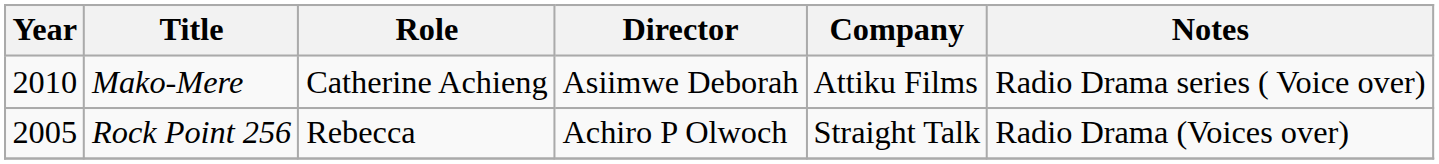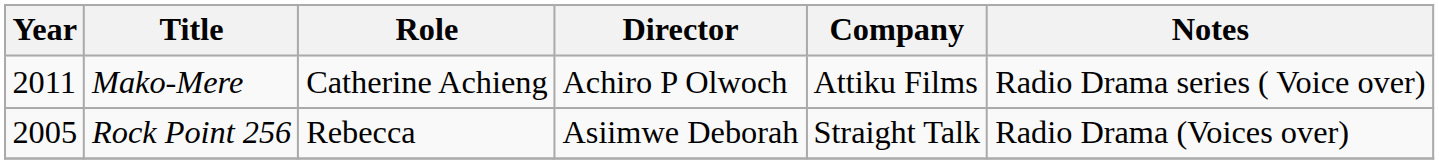(45, 81) 2010 -> (44, 81) 2011
(680, 81) Asiimwe Deborah -> (675, 81) Achiro P Olwoch
(675, 132) Achiro P Olwoch -> (680, 132) Asiimwe Deborah
